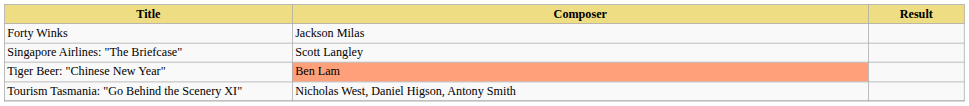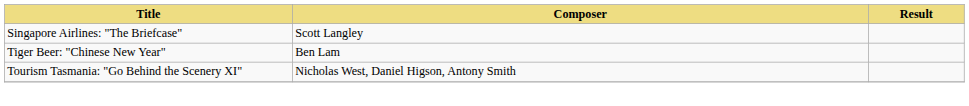- row: (37, 33)
(318, 71) lightsalmon background -> (318, 52) no background
